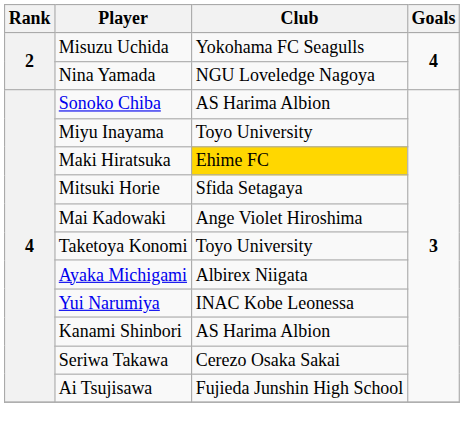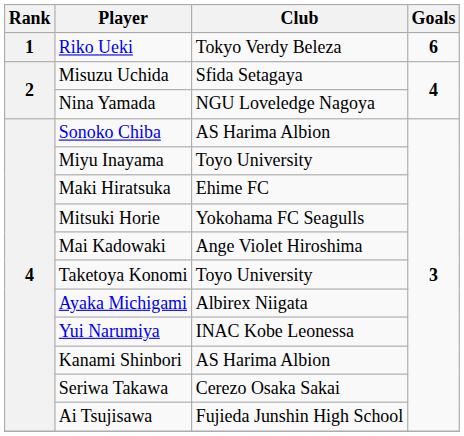+ row: (96, 47)
(280, 47) Yokohama FC Seagulls -> (249, 75) Sfida Setagaya
(232, 160) gold background -> (232, 189) no background
(249, 189) Sfida Setagaya -> (280, 217) Yokohama FC Seagulls
